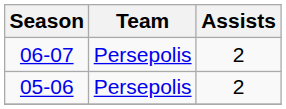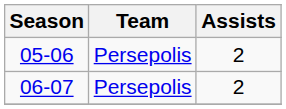rows swapped: (47, 87) <-> (47, 54)
